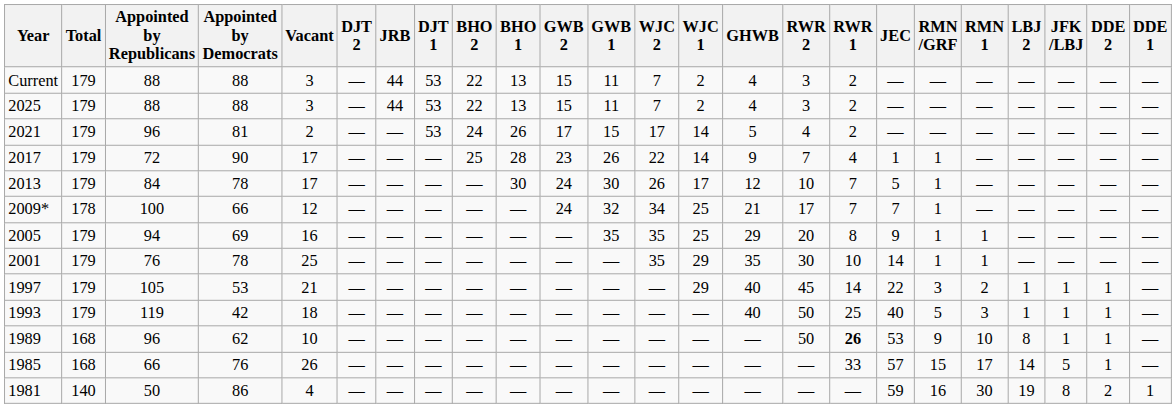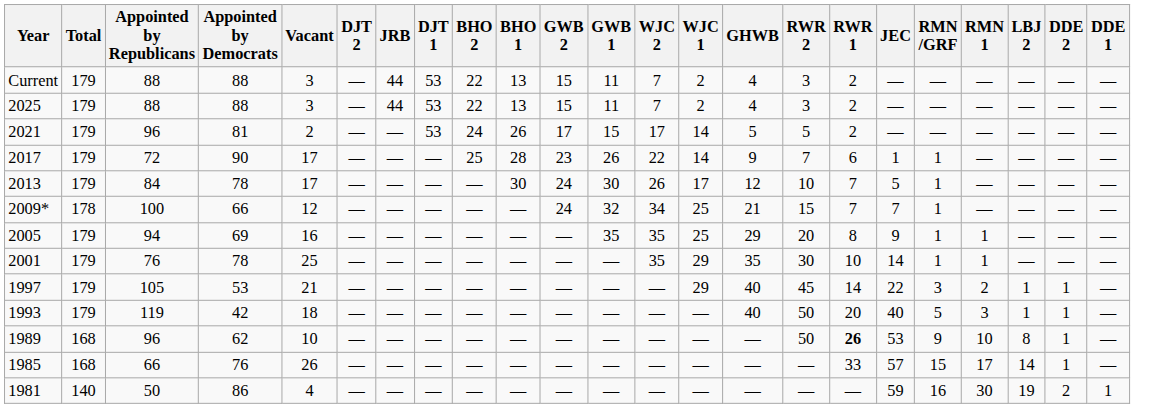- column: (1066, 35)
(806, 131) 4 -> (806, 131) 5
(853, 157) 4 -> (853, 157) 6
(806, 209) 17 -> (806, 209) 15
(853, 312) 25 -> (853, 312) 20
